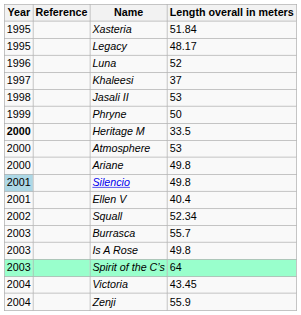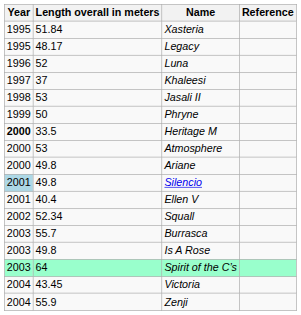columns swapped: (232, 13) <-> (62, 13)
